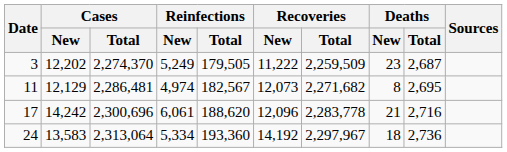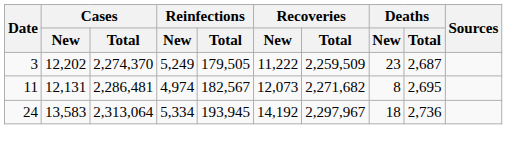(66, 87) 12,129 -> (66, 87) 12,131
- row: (30, 111)
(226, 135) 193,360 -> (226, 111) 193,945
